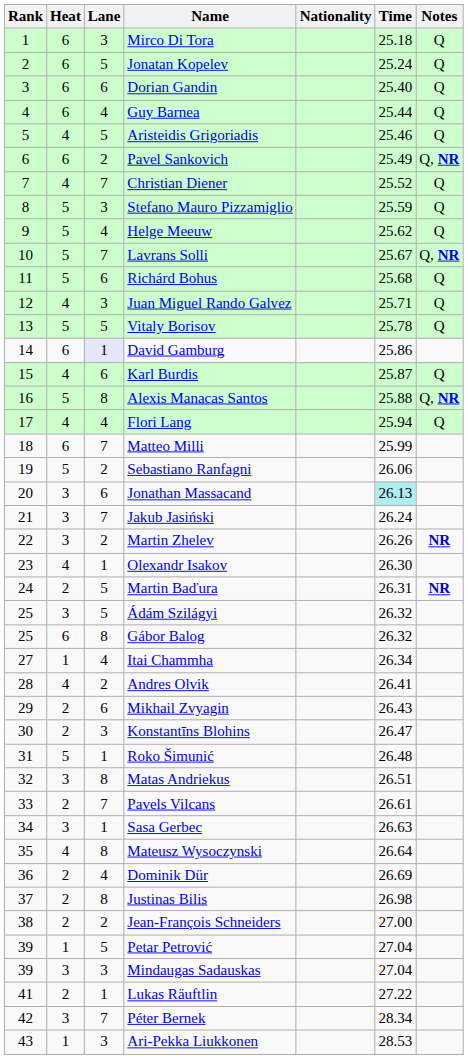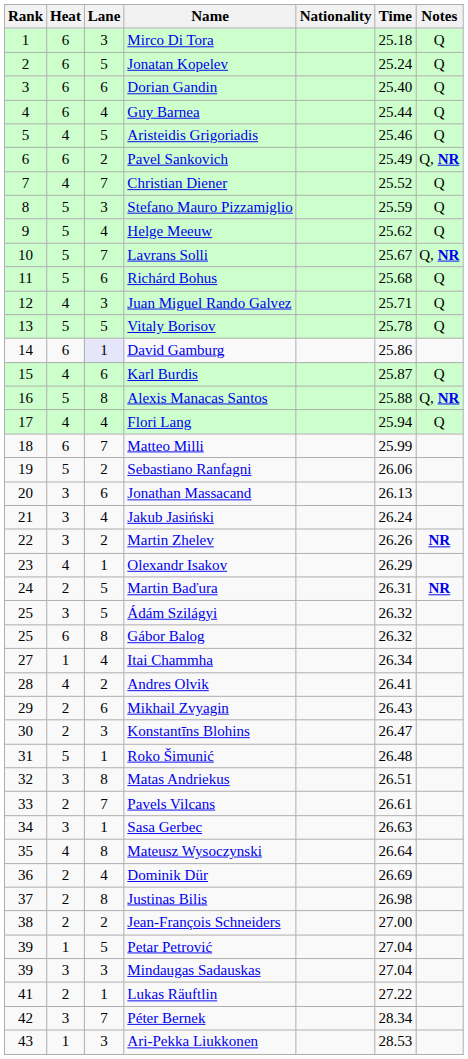(395, 493) paleturquoise background -> (395, 493) no background
(104, 517) 7 -> (104, 517) 4
(395, 565) 26.30 -> (395, 565) 26.29
